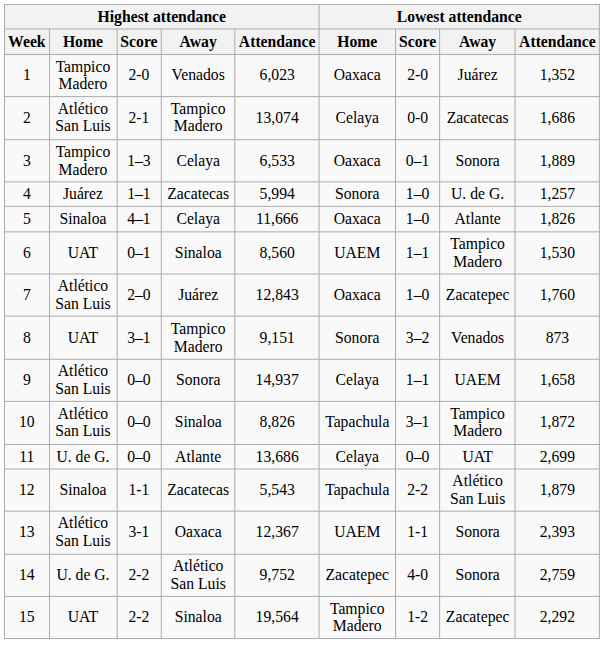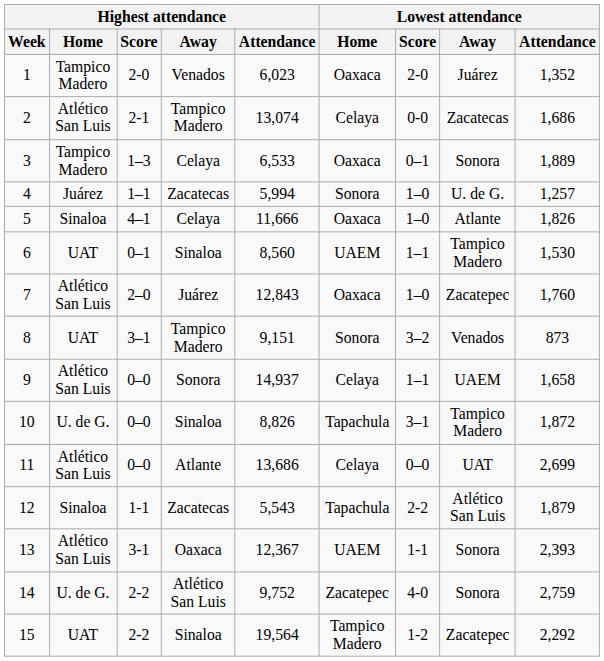(83, 422) Atlético San Luis -> (83, 422) U. de G.
(83, 456) U. de G. -> (83, 465) Atlético San Luis
